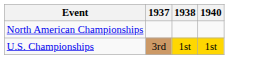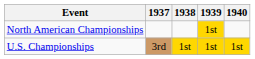+ column: (211, 12)
